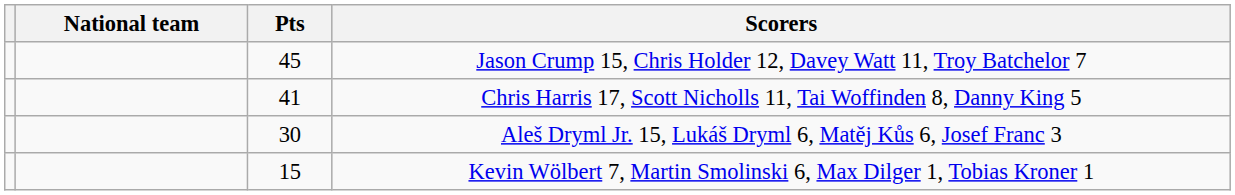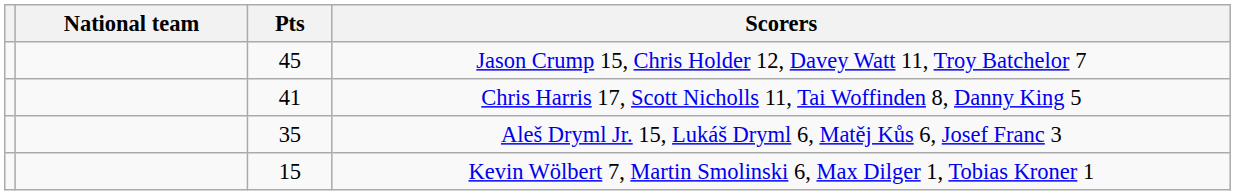(290, 134) 30 -> (290, 134) 35
